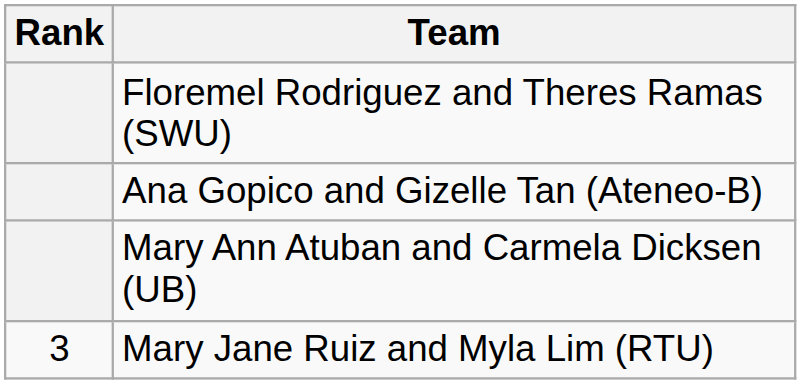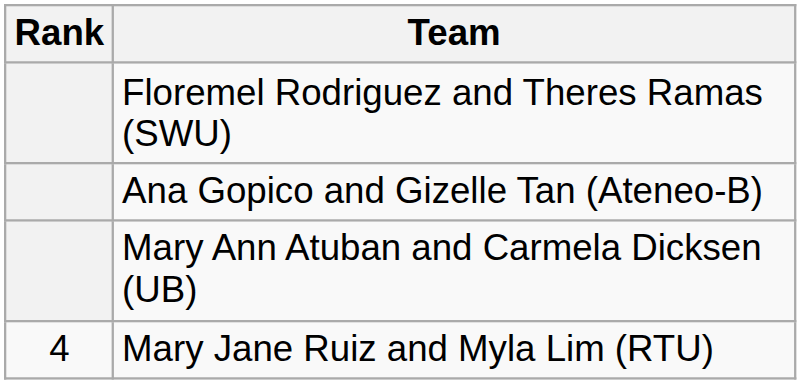(59, 348) 3 -> (59, 348) 4
